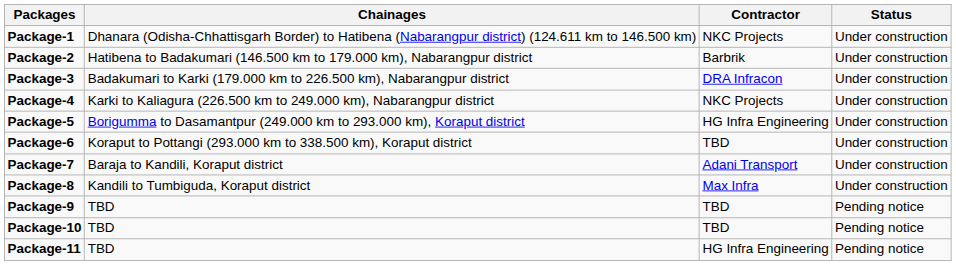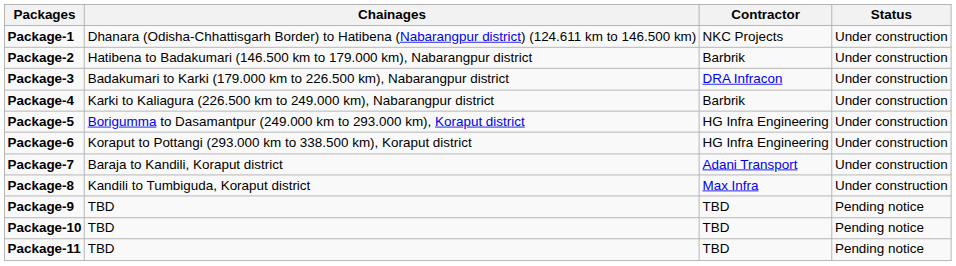(743, 100) NKC Projects -> (724, 100) Barbrik
(716, 143) TBD -> (766, 143) HG Infra Engineering
(766, 249) HG Infra Engineering -> (716, 249) TBD
